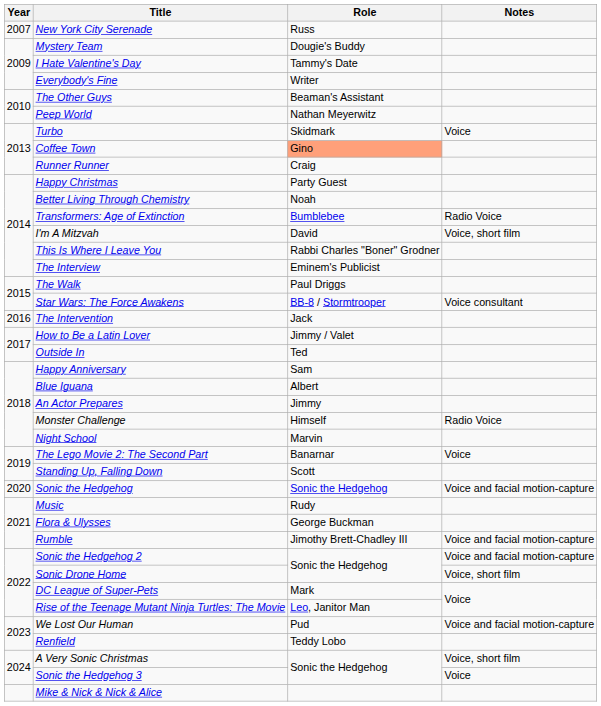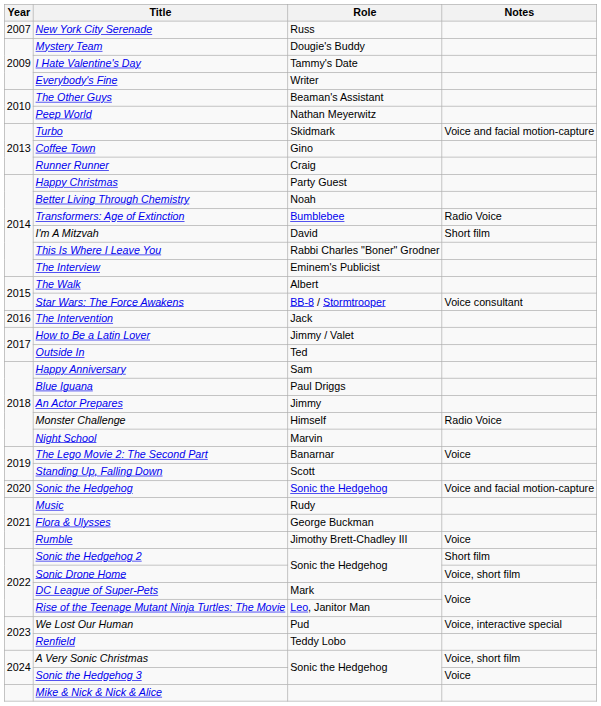(458, 132) Voice -> (519, 132) Voice and facial motion-capture
(302, 149) lightsalmon background -> (302, 149) no background
(482, 234) Voice, short film -> (467, 234) Short film
(318, 285) Paul Driggs -> (304, 285) Albert
(304, 387) Albert -> (318, 387) Paul Driggs
(519, 540) Voice and facial motion-capture -> (458, 540) Voice
(519, 557) Voice and facial motion-capture -> (467, 557) Short film
(519, 625) Voice and facial motion-capture -> (503, 625) Voice, interactive special
